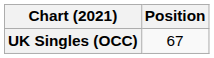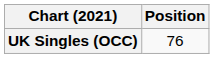(175, 41) 67 -> (175, 41) 76
